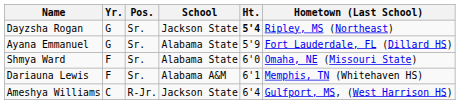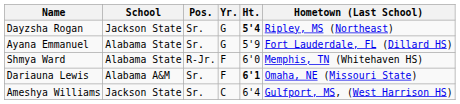columns swapped: (200, 12) <-> (114, 12)
(136, 60) Sr. -> (201, 60) R-Jr.
(341, 60) Omaha, NE (Missouri State) -> (344, 60) Memphis, TN (Whitehaven HS)
(251, 76) normal -> (251, 76) bold
(344, 76) Memphis, TN (Whitehaven HS) -> (341, 76) Omaha, NE (Missouri State)
(142, 92) R-Jr. -> (195, 92) Sr.
